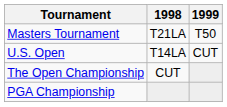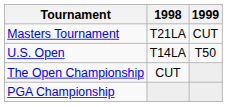(205, 34) T50 -> (205, 34) CUT
(205, 53) CUT -> (205, 53) T50
